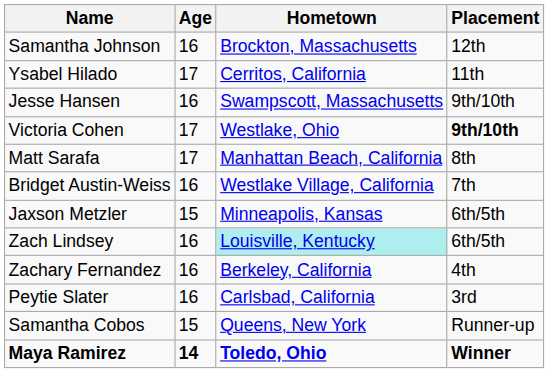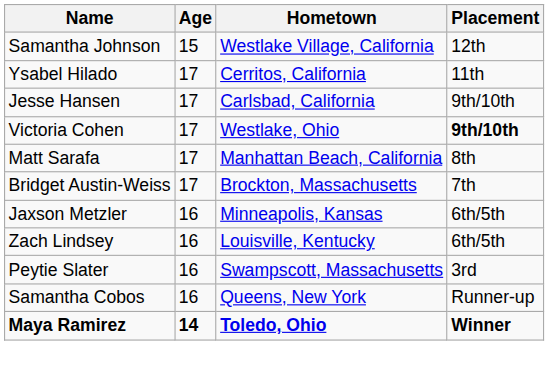(189, 46) 16 -> (189, 46) 15
(318, 46) Brockton, Massachusetts -> (327, 46) Westlake Village, California
(189, 102) 16 -> (189, 102) 17
(332, 102) Swampscott, Massachusetts -> (297, 102) Carlsbad, California
(189, 185) 16 -> (189, 185) 17
(327, 185) Westlake Village, California -> (318, 185) Brockton, Massachusetts
(189, 213) 15 -> (189, 213) 16
(297, 241) paleturquoise background -> (297, 241) no background
- row: (85, 269)
(297, 297) Carlsbad, California -> (332, 269) Swampscott, Massachusetts
(189, 325) 15 -> (189, 297) 16
